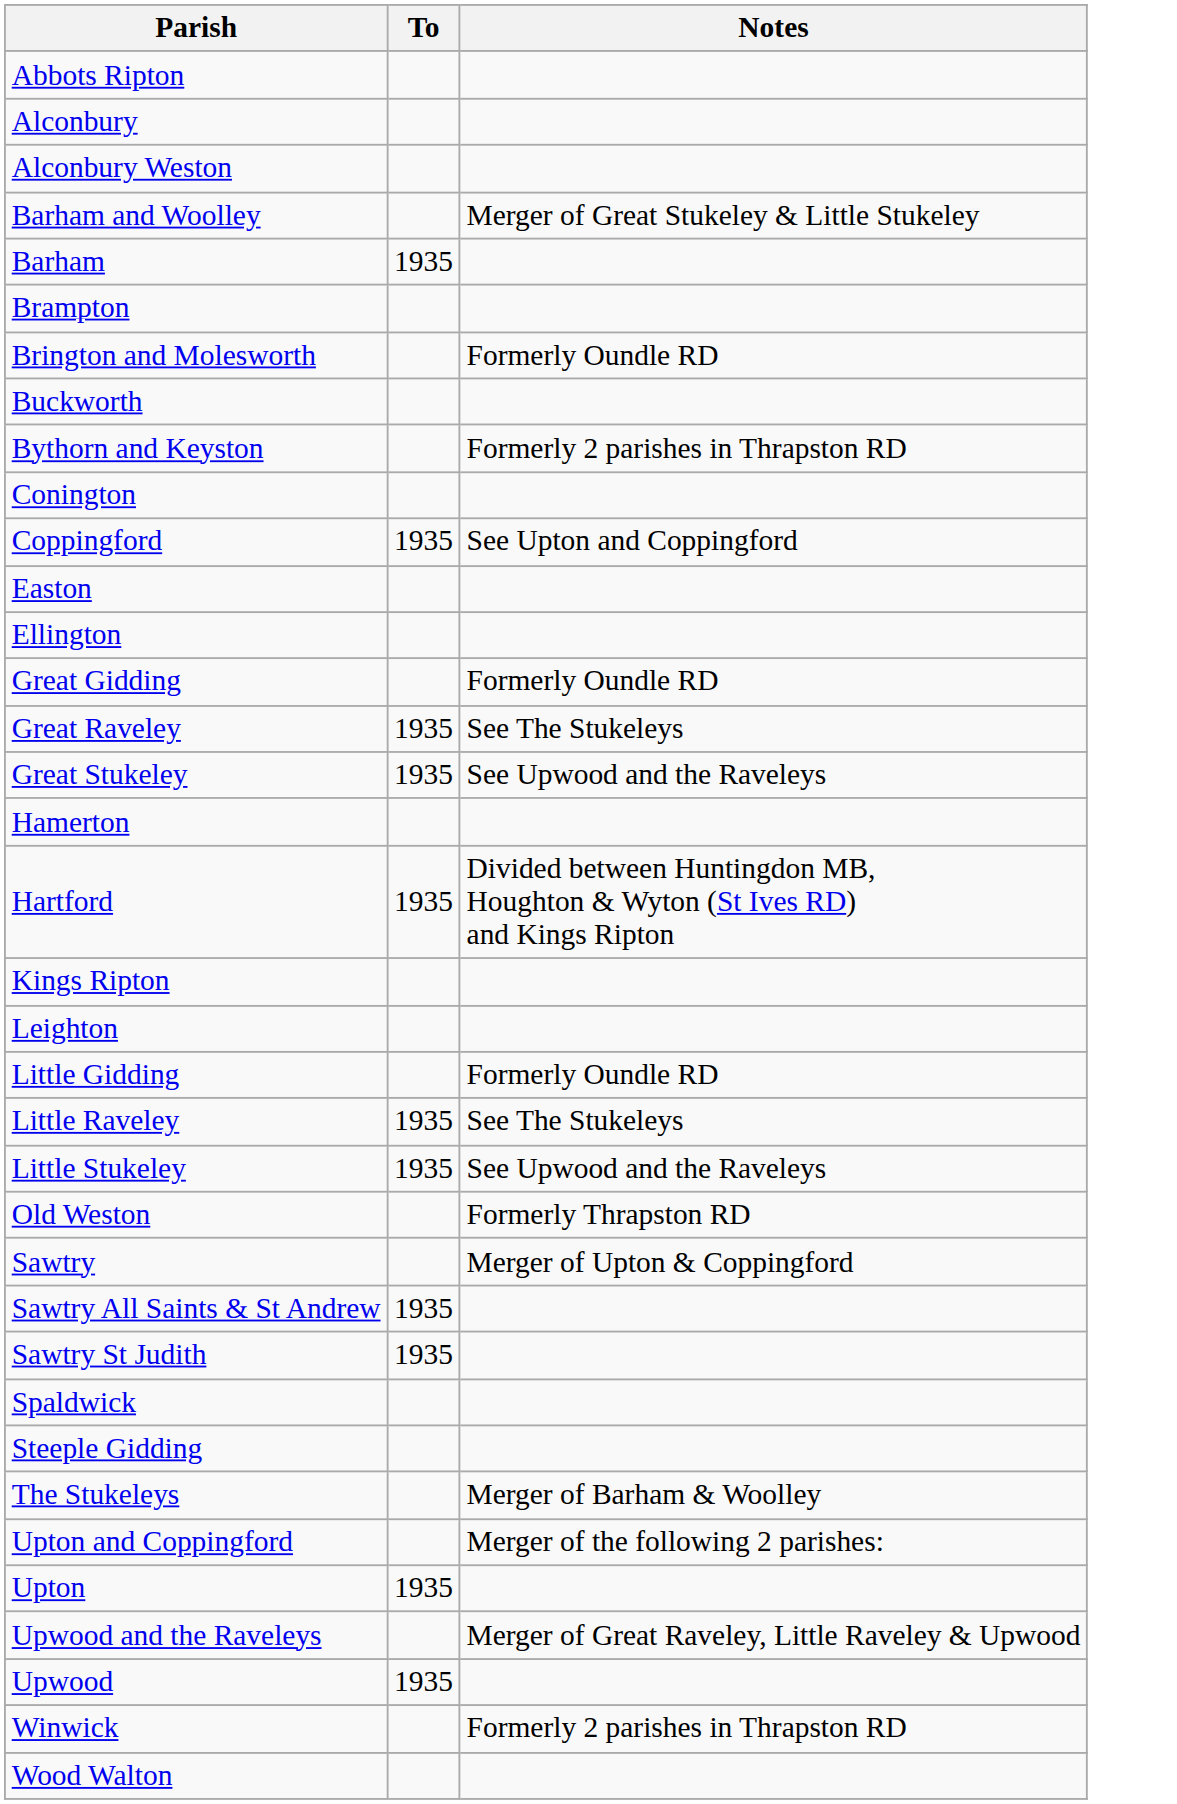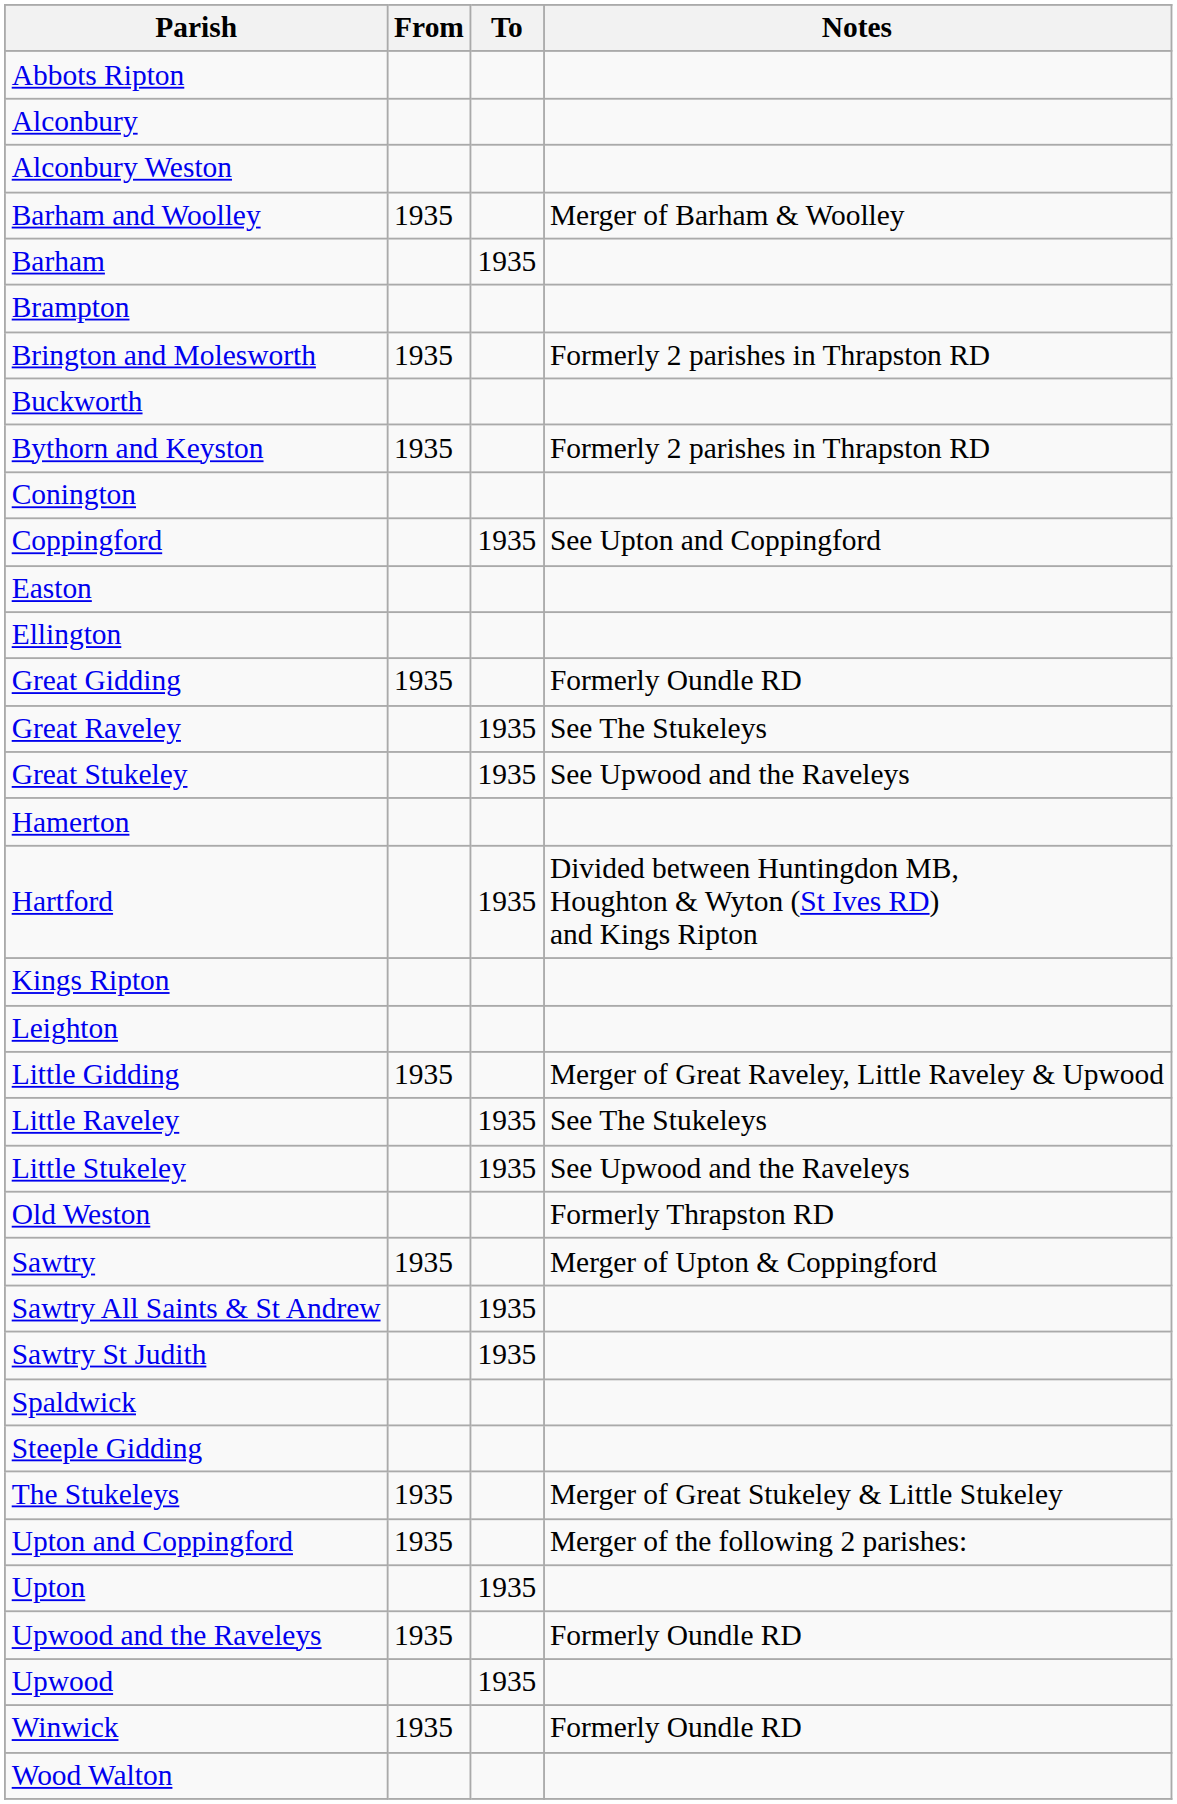+ column: (429, 27)
(723, 214) Merger of Great Stukeley & Little Stukeley -> (727, 214) Merger of Barham & Woolley
(592, 354) Formerly Oundle RD -> (770, 354) Formerly 2 parishes in Thrapston RD
(592, 1074) Formerly Oundle RD -> (857, 1074) Merger of Great Raveley, Little Raveley & Upwood
(644, 1494) Merger of Barham & Woolley -> (806, 1494) Merger of Great Stukeley & Little Stukeley
(774, 1634) Merger of Great Raveley, Little Raveley & Upwood -> (676, 1634) Formerly Oundle RD
(687, 1728) Formerly 2 parishes in Thrapston RD -> (676, 1728) Formerly Oundle RD
